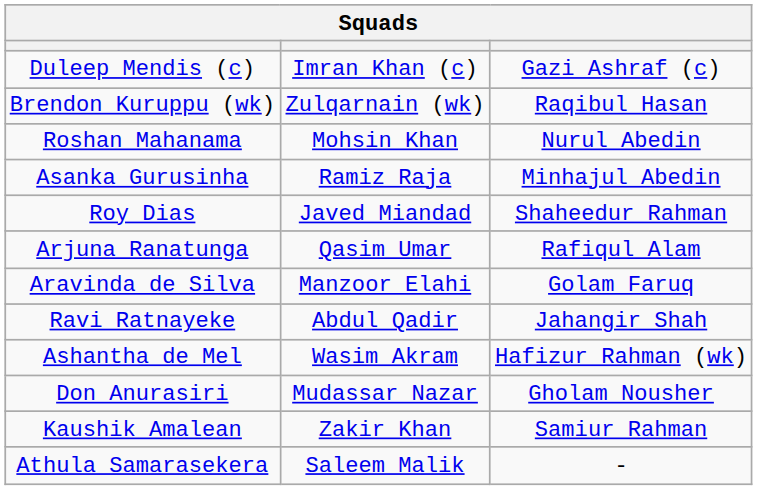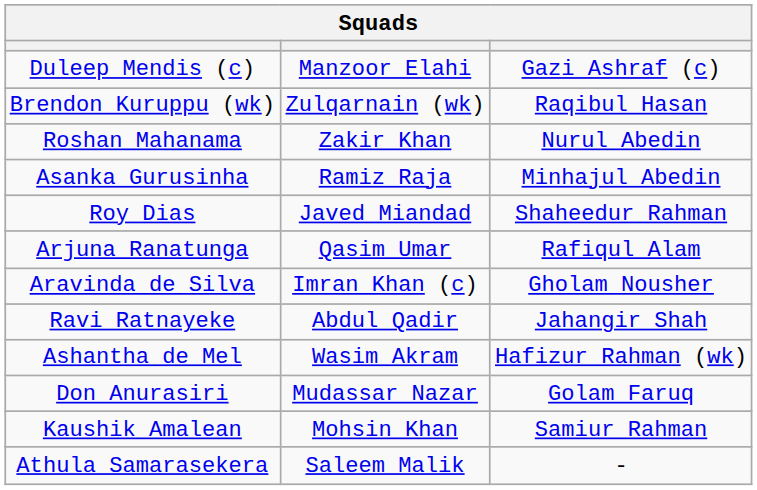(385, 69) Imran Khan (c) -> (385, 69) Manzoor Elahi
(385, 141) Mohsin Khan -> (385, 141) Zakir Khan
(385, 286) Manzoor Elahi -> (385, 286) Imran Khan (c)
(621, 286) Golam Faruq -> (621, 286) Gholam Nousher
(621, 394) Gholam Nousher -> (621, 394) Golam Faruq
(385, 430) Zakir Khan -> (385, 430) Mohsin Khan
